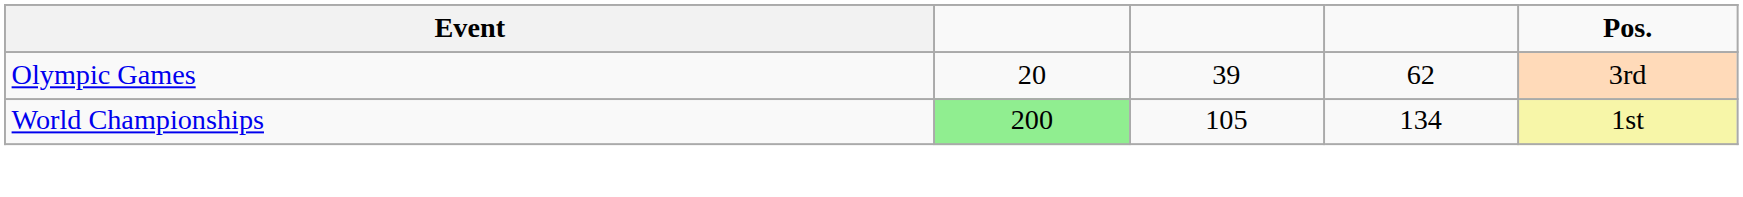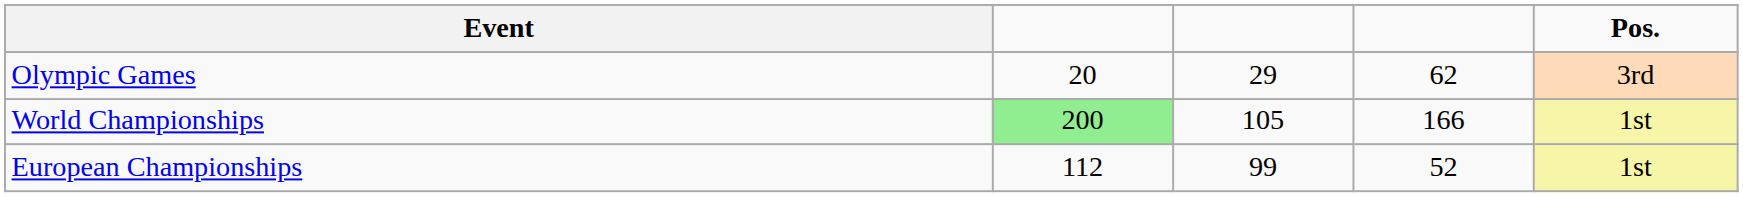(1226, 74) 39 -> (1263, 74) 29
(1421, 121) 134 -> (1443, 121) 166
+ row: (157, 167)
